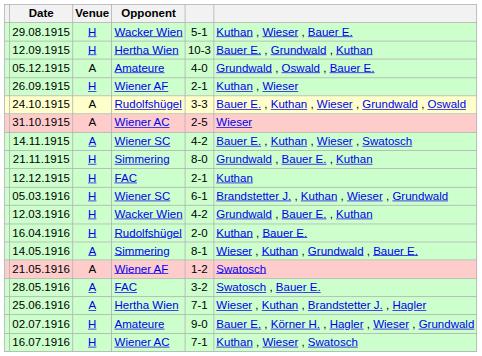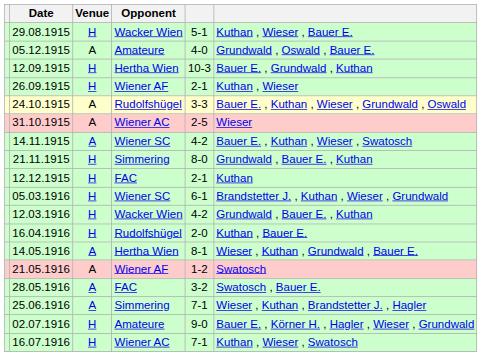rows swapped: (41, 68) <-> (41, 50)
(142, 251) Simmering -> (147, 251) Hertha Wien
(147, 305) Hertha Wien -> (142, 305) Simmering
